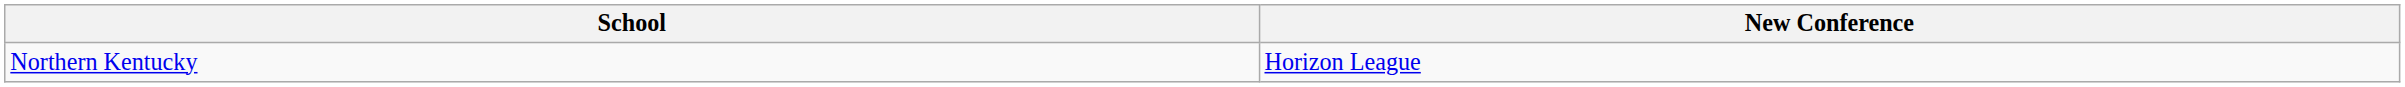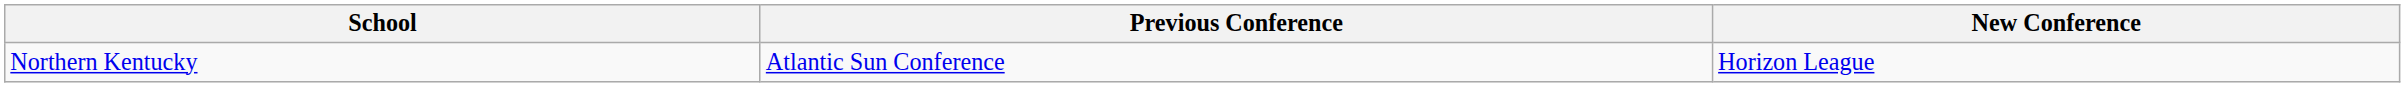+ column: (1236, 23)
